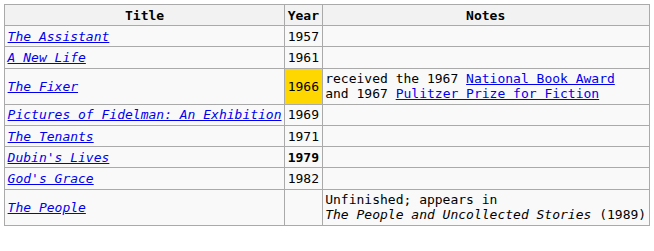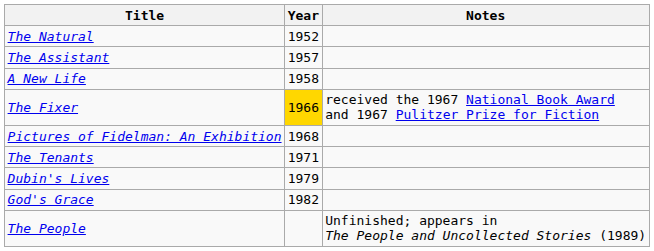+ row: (51, 36)
(303, 57) 1961 -> (303, 79) 1958
(303, 115) 1969 -> (303, 136) 1968
(303, 157) bold -> (303, 178) normal
